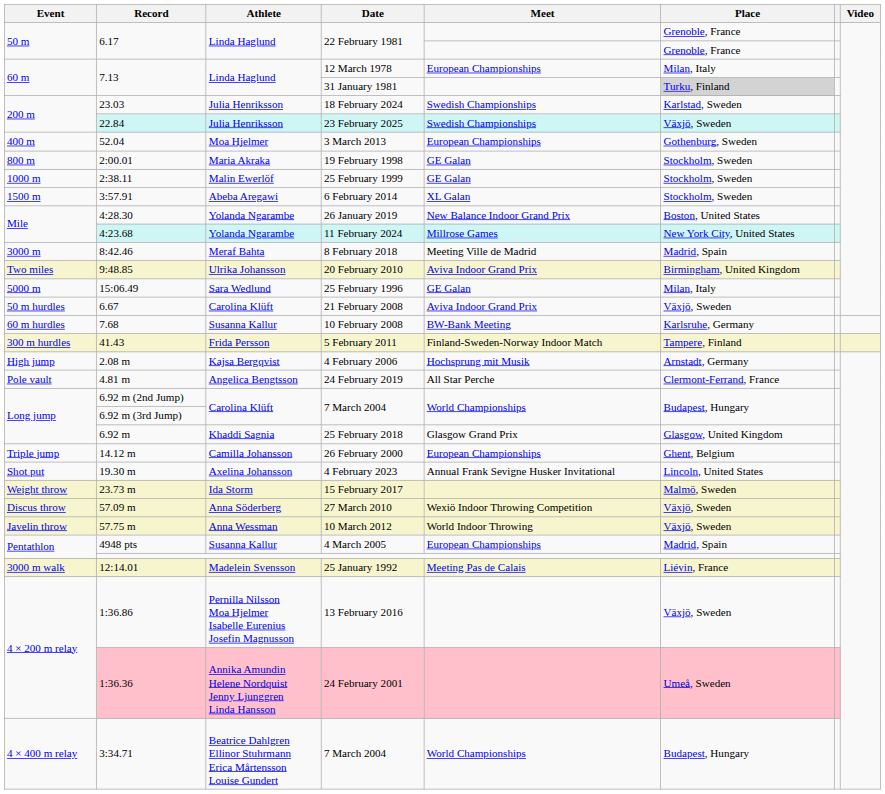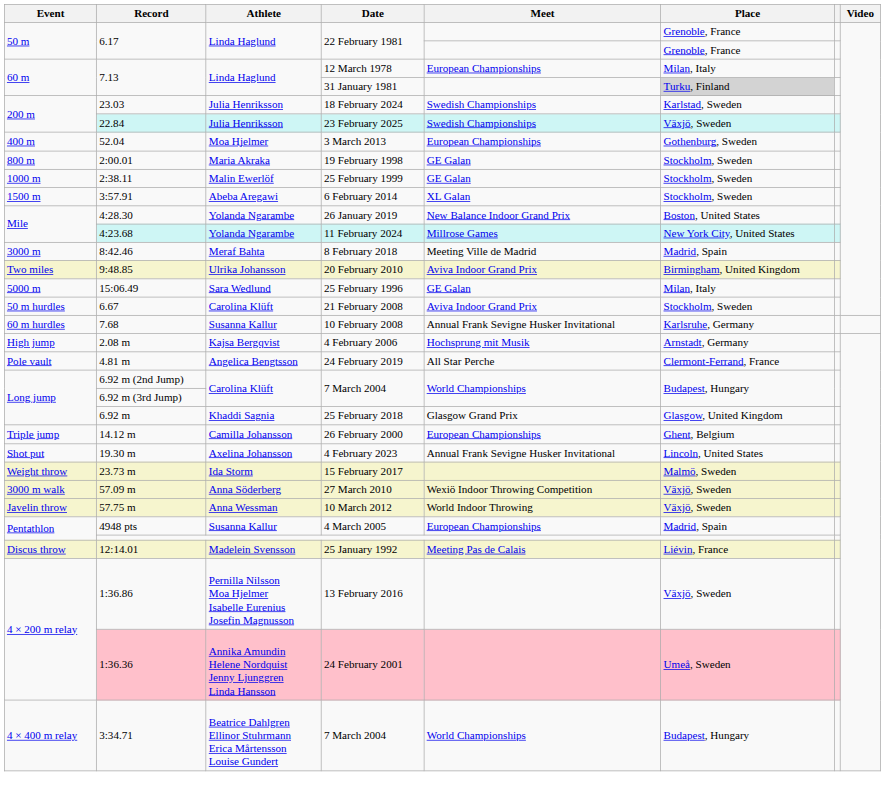(697, 306) Växjö, Sweden -> (708, 306) Stockholm, Sweden
(469, 324) BW-Bank Meeting -> (521, 324) Annual Frank Sevigne Husker Invitational
- row: (112, 343)
(36, 507) Discus throw -> (36, 489) 3000 m walk
(36, 567) 3000 m walk -> (36, 549) Discus throw
